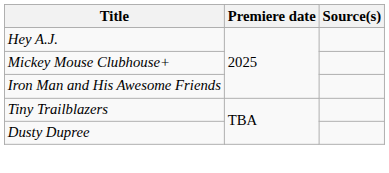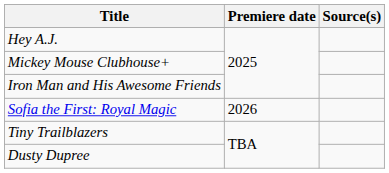+ row: (92, 109)
